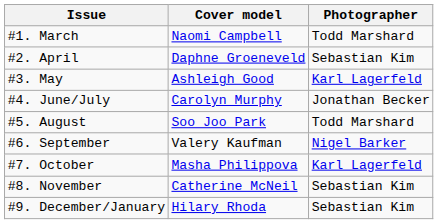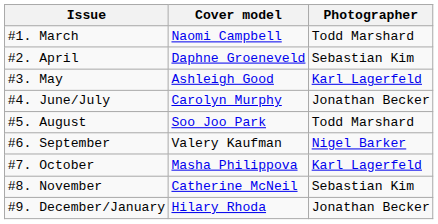(363, 208) Sebastian Kim -> (371, 208) Jonathan Becker
